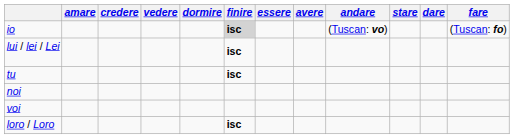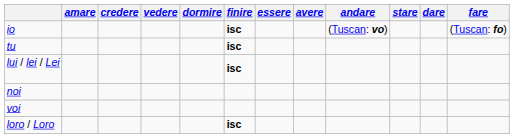(234, 29) lightgrey background -> (234, 29) no background
rows swapped: (11, 74) <-> (33, 46)
